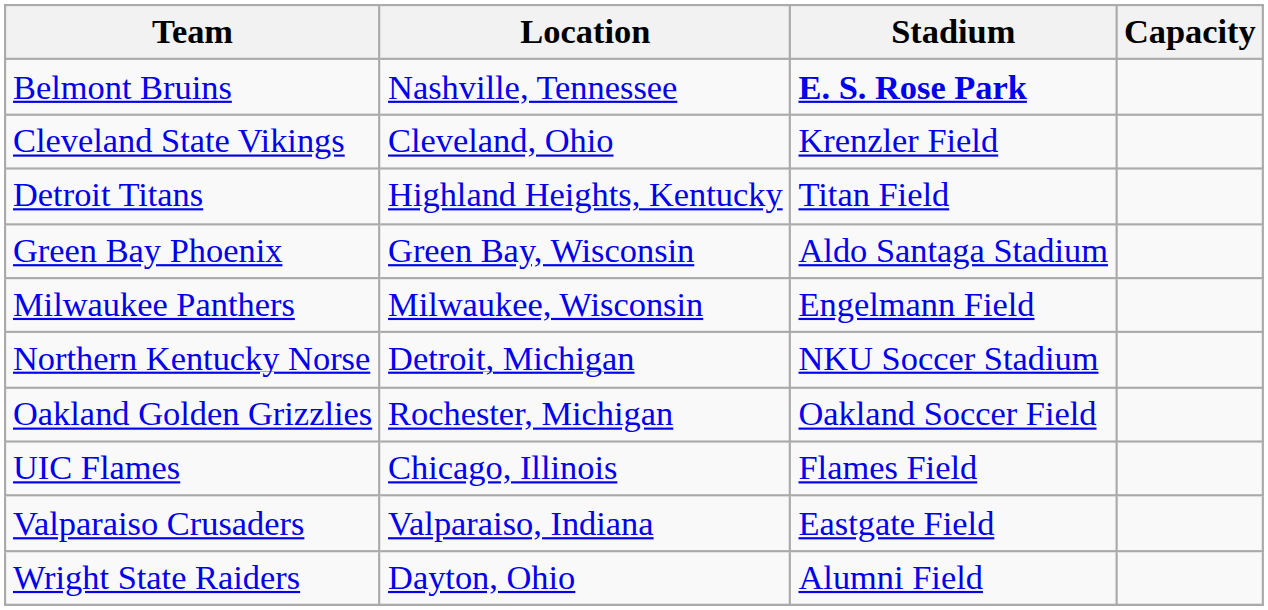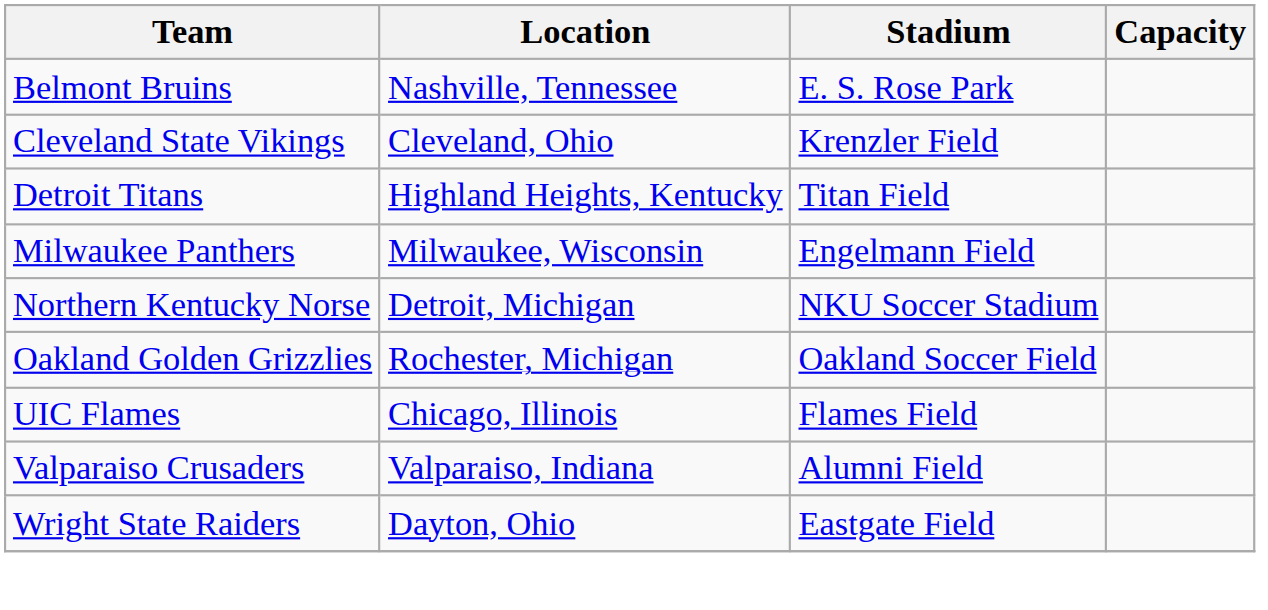(913, 86) bold -> (906, 86) normal
- row: (148, 250)
(896, 522) Eastgate Field -> (891, 468) Alumni Field
(891, 577) Alumni Field -> (896, 522) Eastgate Field
